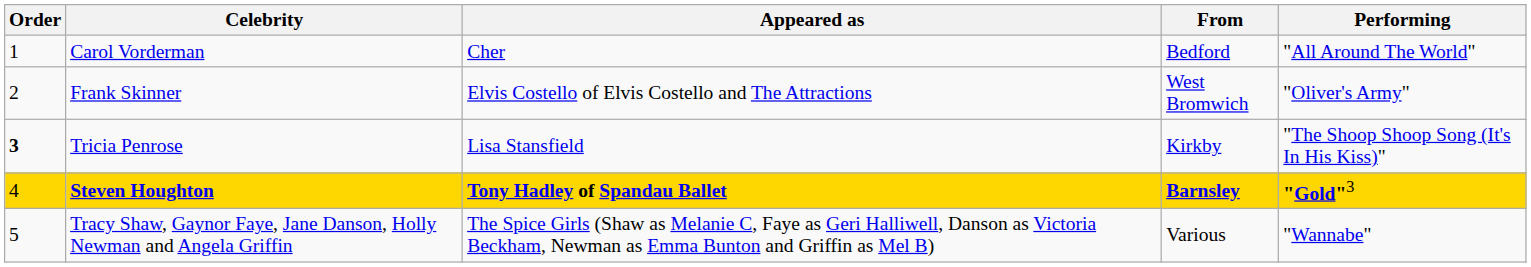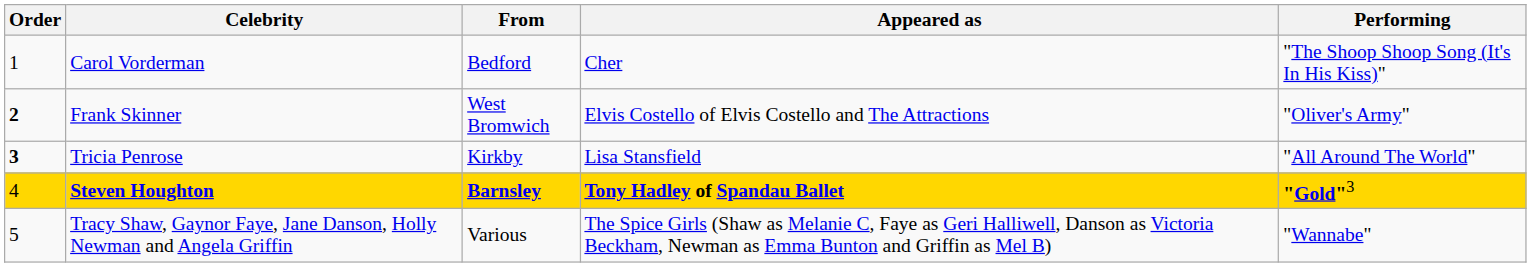columns swapped: (1220, 19) <-> (812, 19)
(1379, 50) "All Around The World" -> (1397, 61) "The Shoop Shoop Song (It's In His Kiss)"
(14, 92) normal -> (14, 114) bold
(1397, 145) "The Shoop Shoop Song (It's In His Kiss)" -> (1379, 156) "All Around The World"
